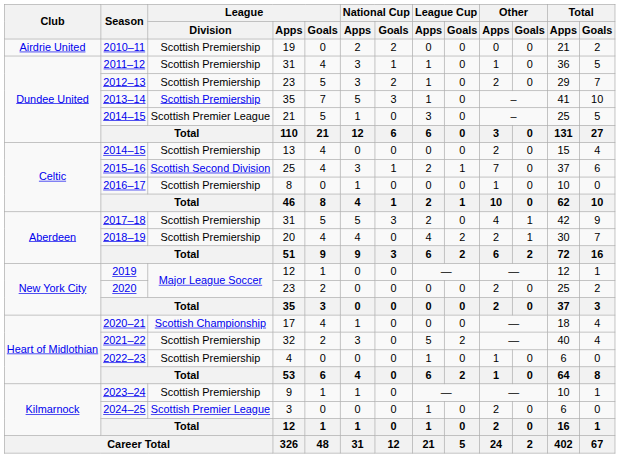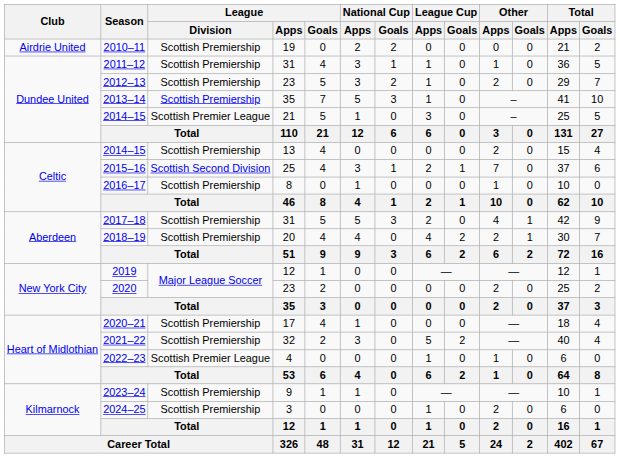(210, 323) Scottish Championship -> (210, 323) Scottish Premiership
(210, 358) Scottish Premiership -> (210, 358) Scottish Premier League
(210, 409) Scottish Premier League -> (210, 409) Scottish Premiership
